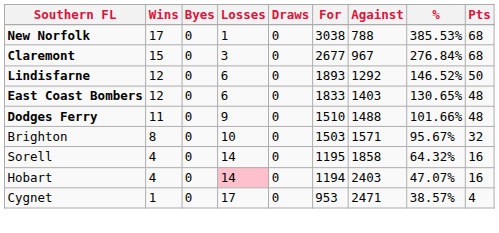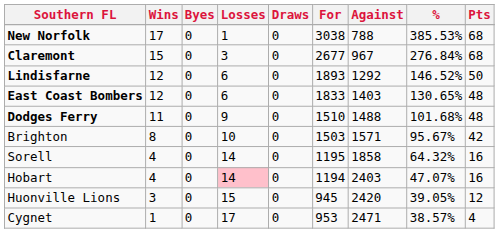(436, 116) 101.66% -> (436, 116) 101.68%
(476, 137) 32 -> (476, 137) 42
+ row: (64, 198)
